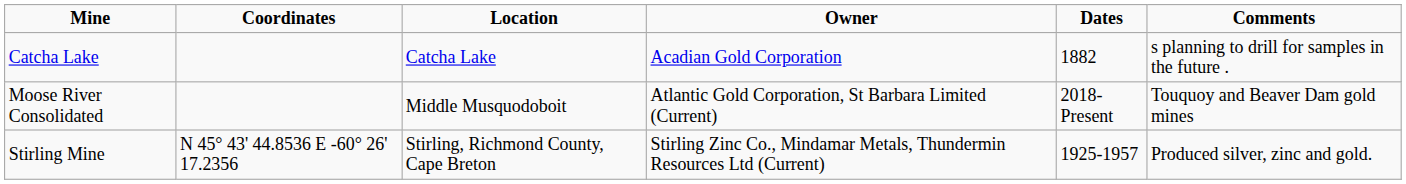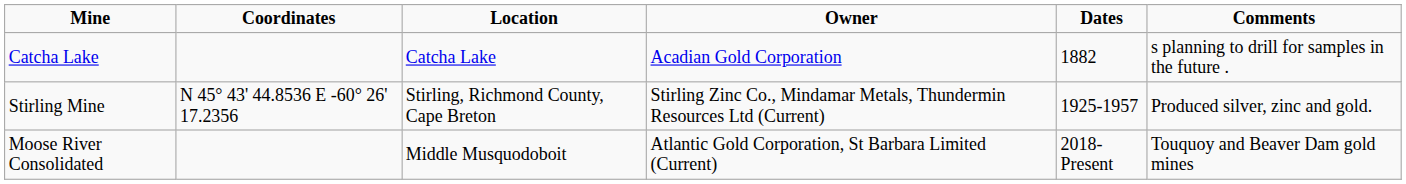rows swapped: (57, 154) <-> (56, 105)
